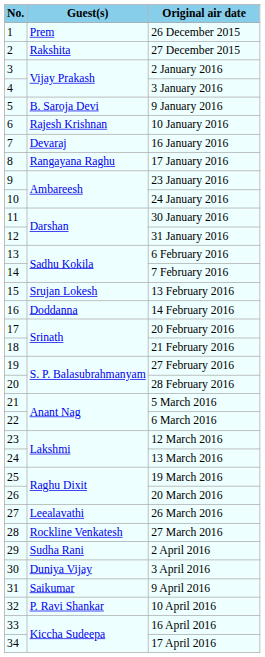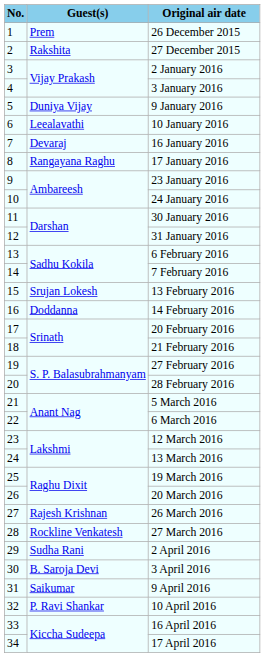(64, 106) B. Saroja Devi -> (61, 106) Duniya Vijay
(68, 124) Rajesh Krishnan -> (57, 124) Leealavathi
(57, 513) Leealavathi -> (68, 513) Rajesh Krishnan
(61, 569) Duniya Vijay -> (64, 569) B. Saroja Devi
